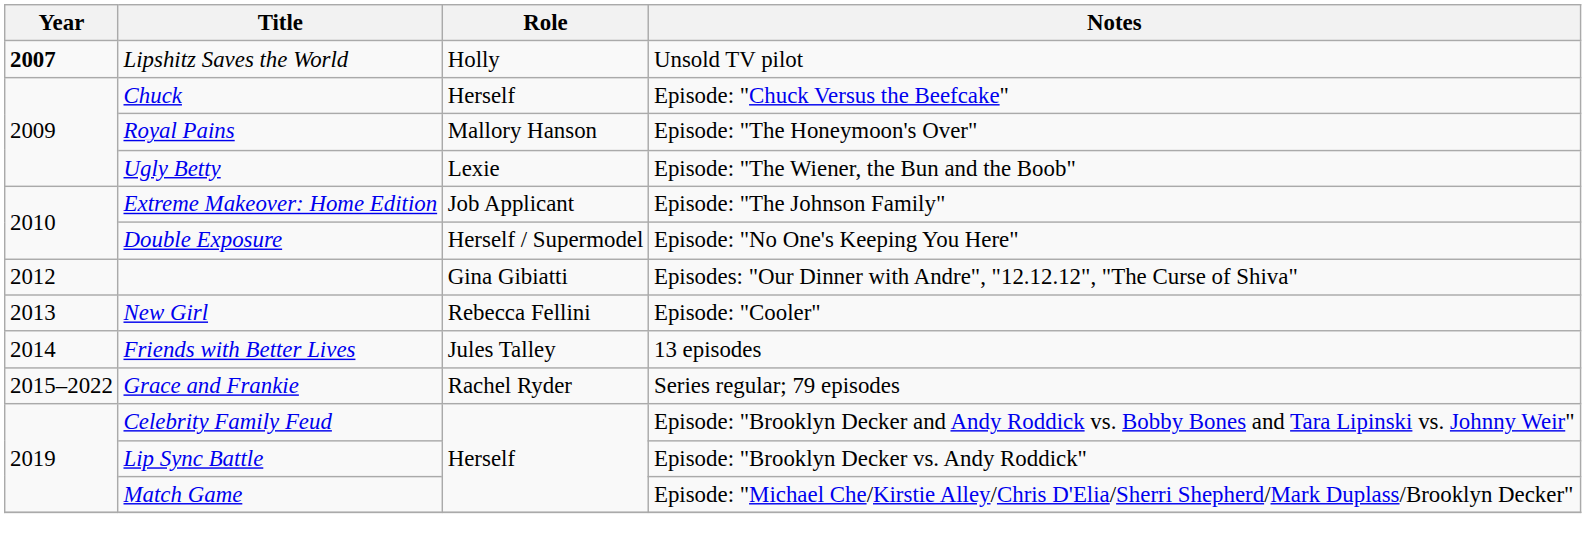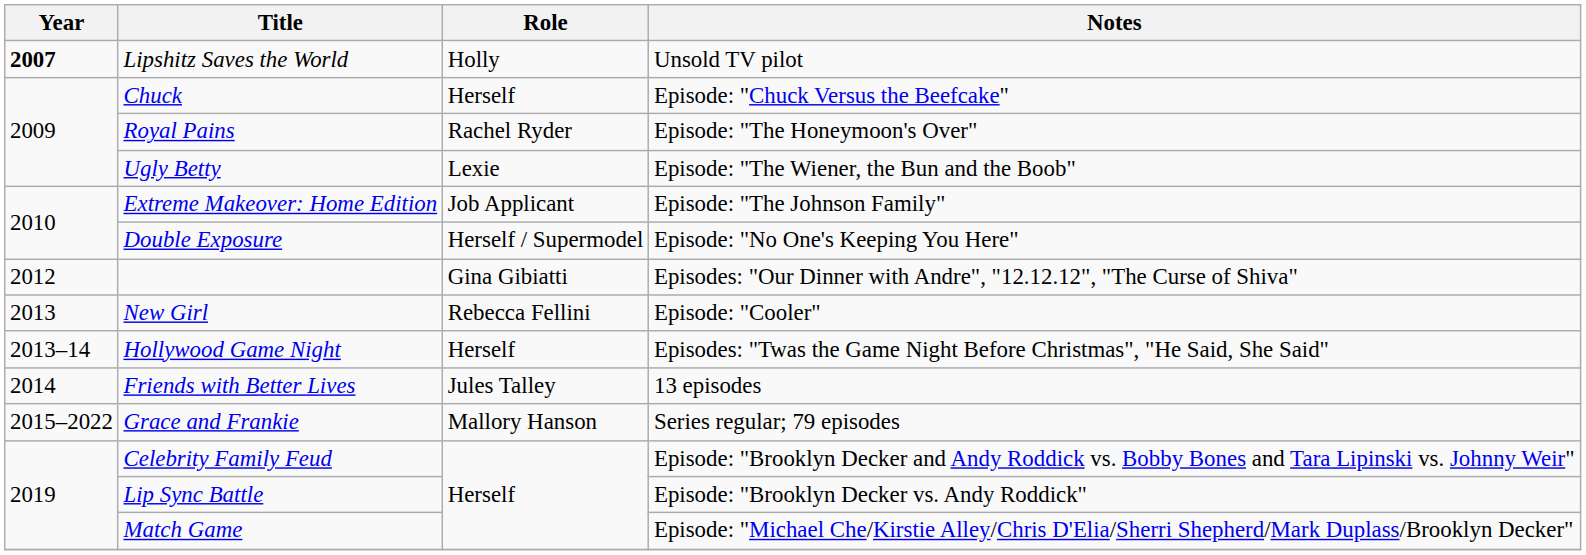(522, 131) Mallory Hanson -> (510, 131) Rachel Ryder
+ row: (232, 349)
(510, 385) Rachel Ryder -> (522, 421) Mallory Hanson
